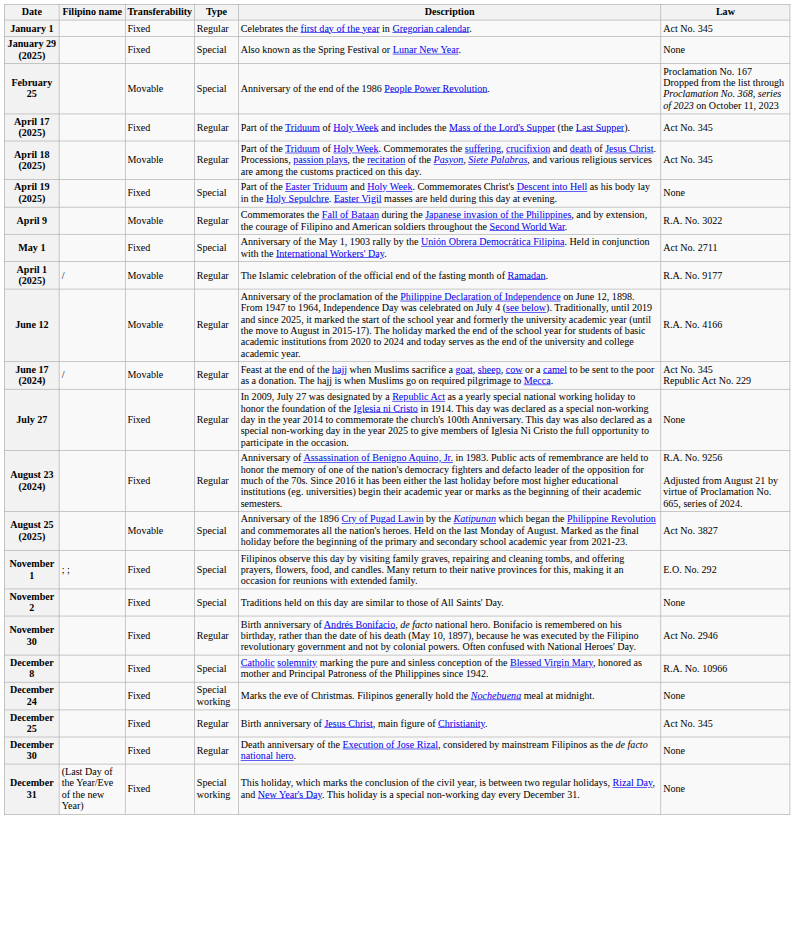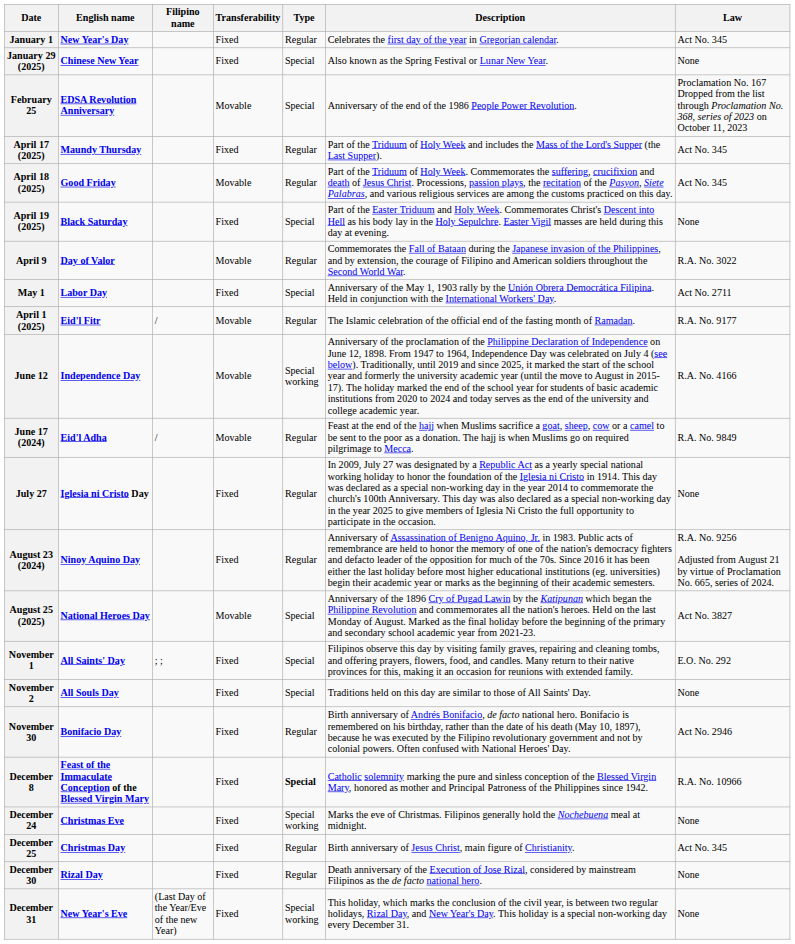+ column: (105, 18)
(213, 325) Regular -> (302, 376) Special working
(707, 375) Act No. 345 Republic Act No. 229 -> (707, 437) R.A. No. 9849
(212, 668) normal -> (300, 782) bold
